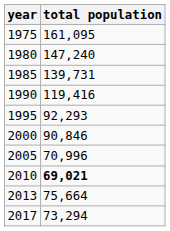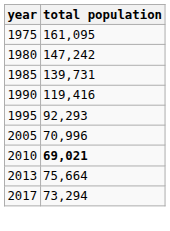(69, 55) 147,240 -> (69, 55) 147,242
- row: (22, 135)
